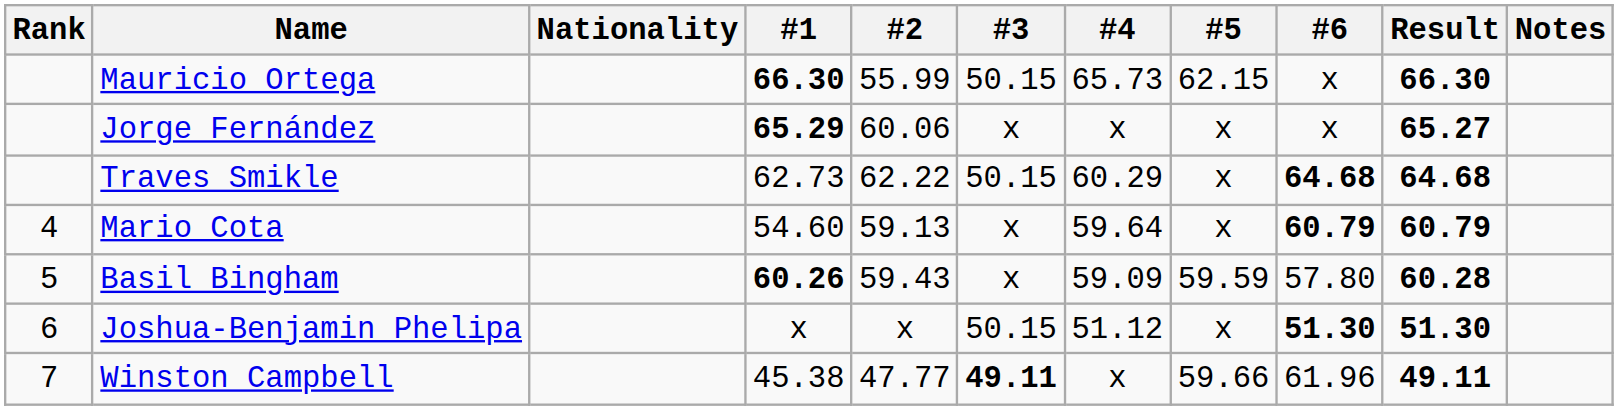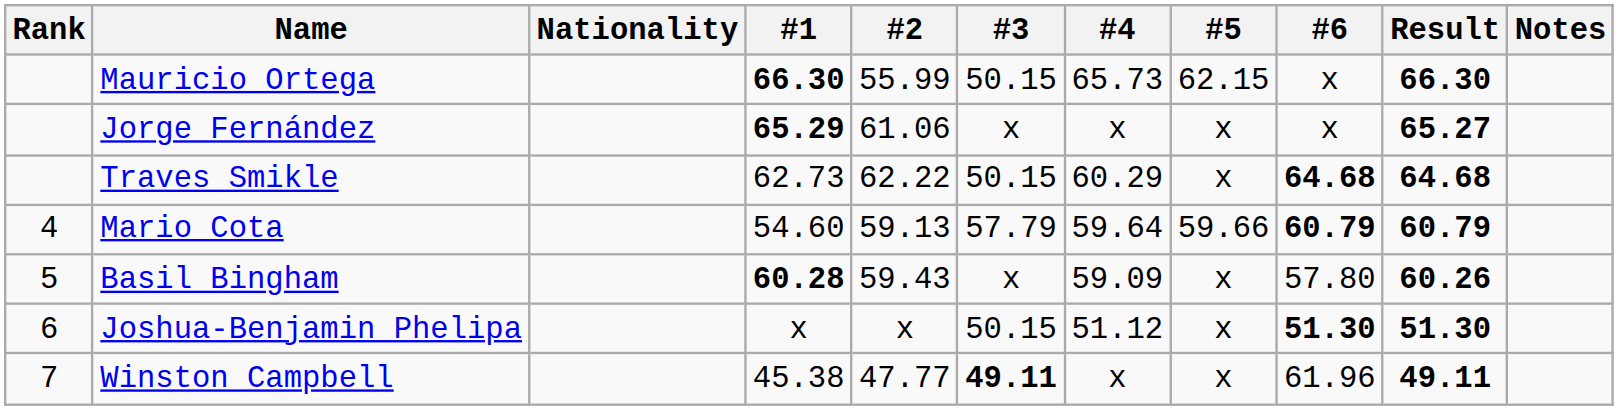(905, 130) 60.06 -> (905, 130) 61.06
(1011, 229) x -> (1011, 229) 57.79
(1224, 229) x -> (1224, 229) 59.66
(799, 279) 60.26 -> (799, 279) 60.28
(1224, 279) 59.59 -> (1224, 279) x
(1445, 279) 60.28 -> (1445, 279) 60.26
(1224, 379) 59.66 -> (1224, 379) x
